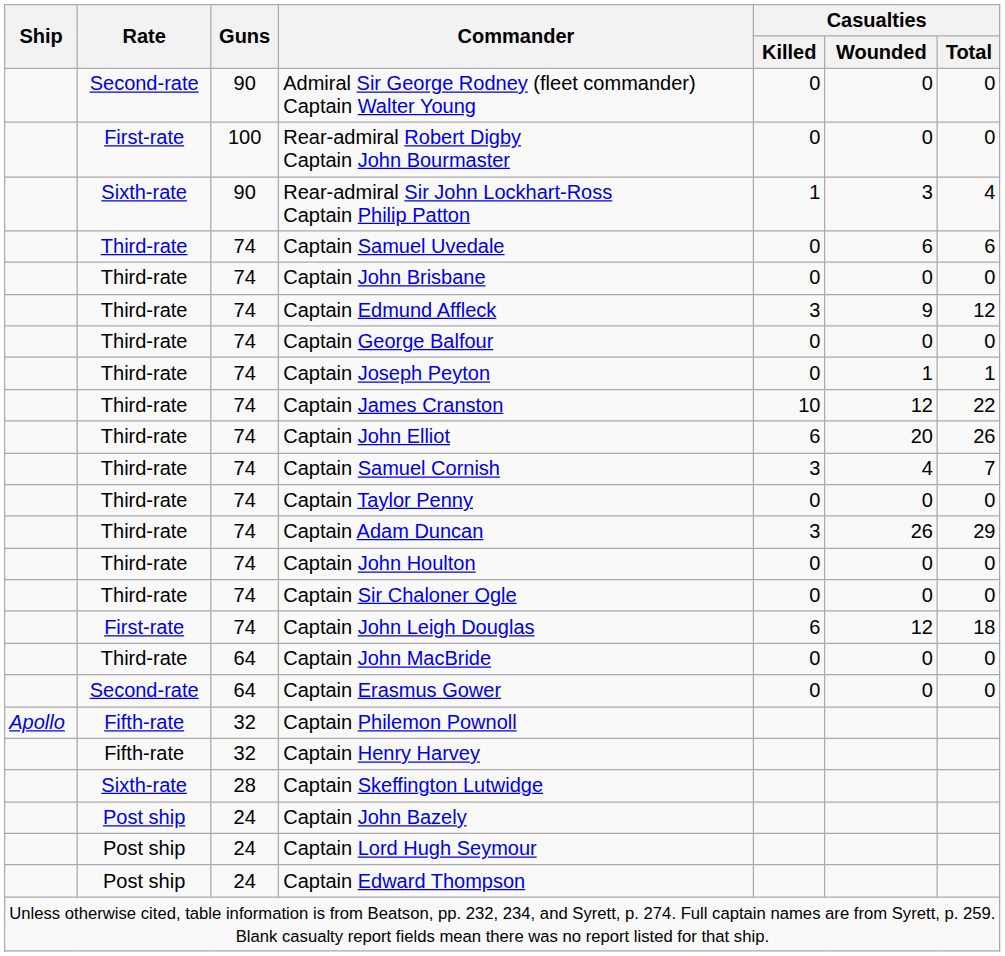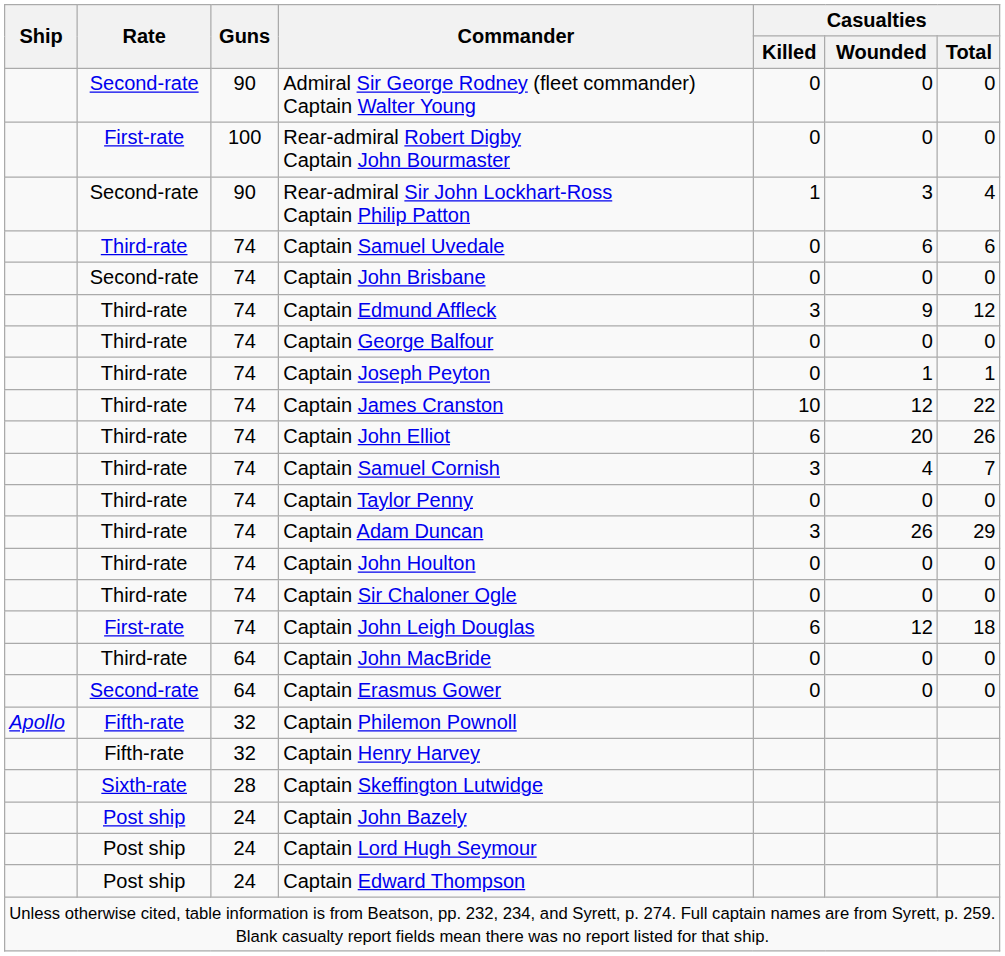(144, 192) Sixth-rate -> (144, 192) Second-rate
(144, 278) Third-rate -> (144, 278) Second-rate
